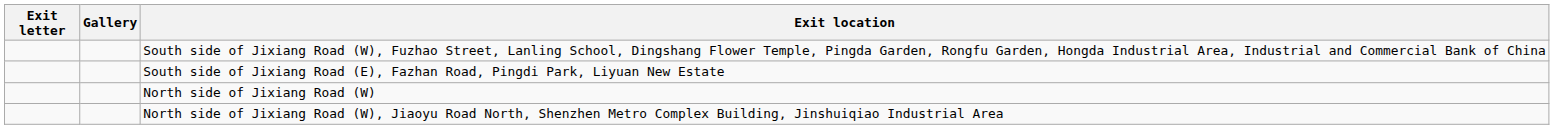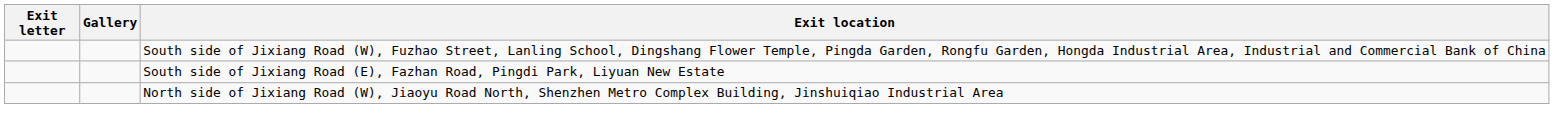- row: (260, 93)
